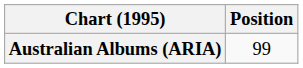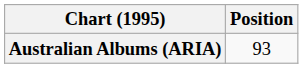(262, 48) 99 -> (262, 48) 93
